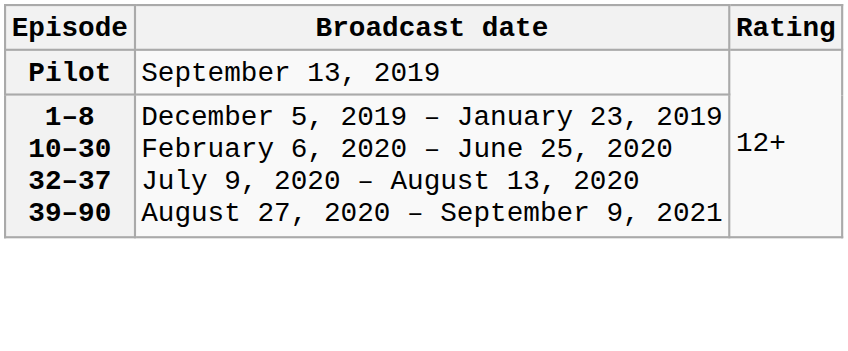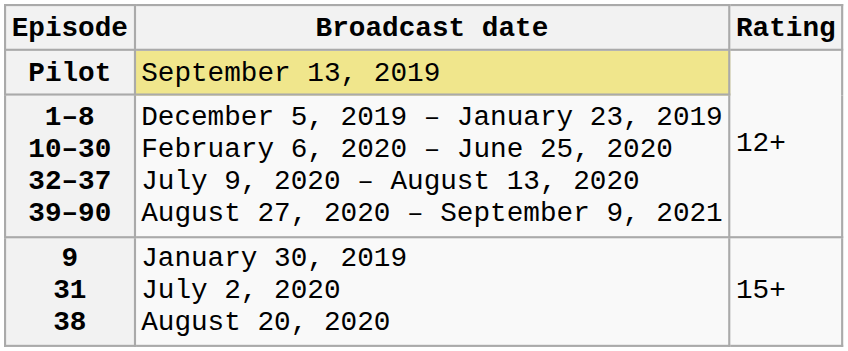(291, 73) no background -> (291, 73) khaki background
+ row: (70, 291)
